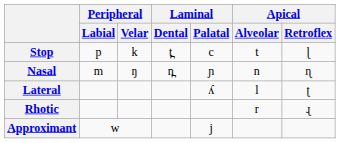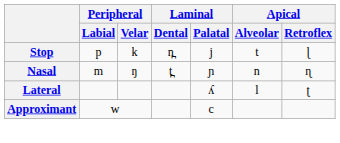(171, 52) t̪ -> (171, 52) n̪
(211, 52) c -> (211, 52) j
(171, 71) n̪ -> (171, 71) t̪
- row: (42, 109)
(211, 128) j -> (211, 109) c
